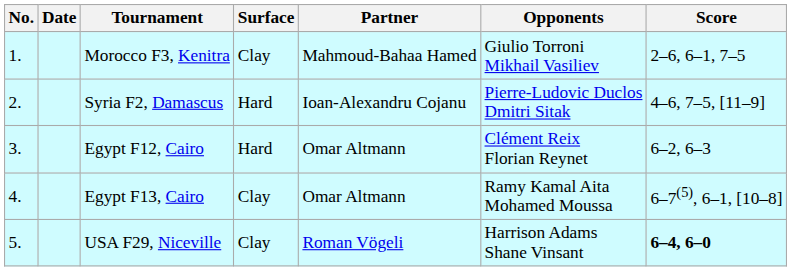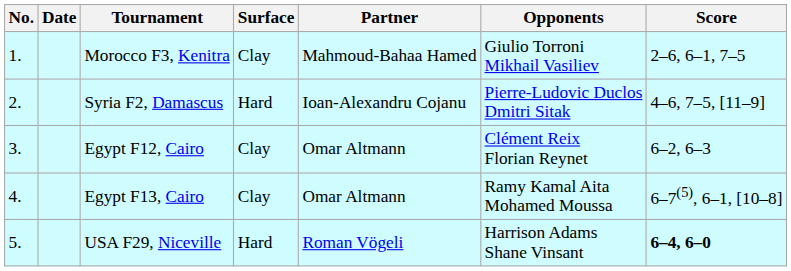(255, 149) Hard -> (254, 149) Clay
(254, 242) Clay -> (255, 242) Hard
